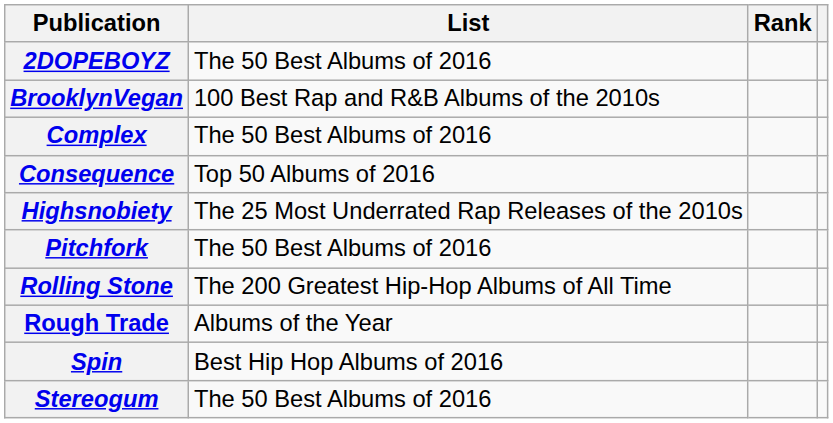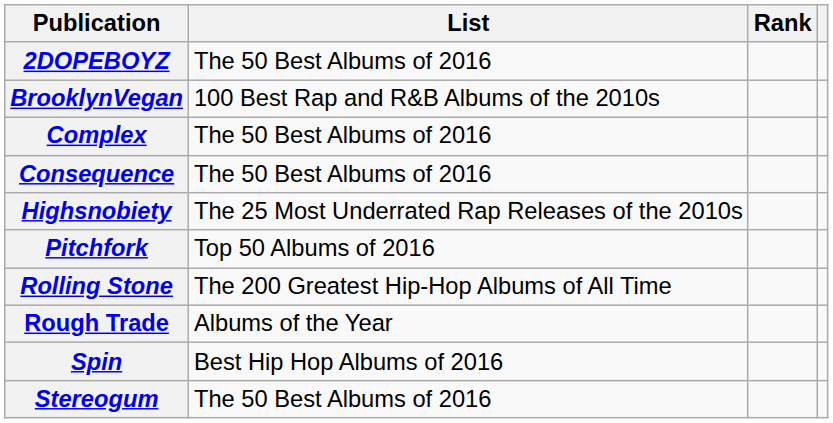(314, 173) Top 50 Albums of 2016 -> (343, 173) The 50 Best Albums of 2016
(343, 248) The 50 Best Albums of 2016 -> (314, 248) Top 50 Albums of 2016
